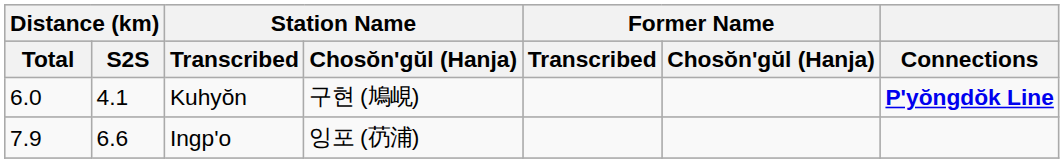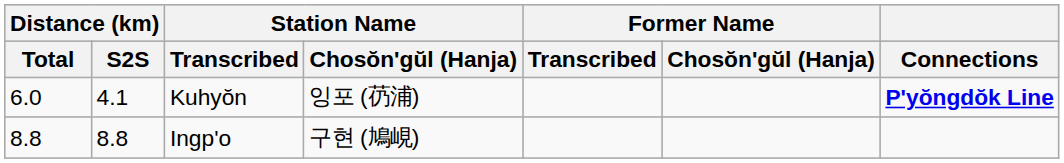(364, 97) 구현 (鳩峴) -> (364, 97) 잉포 (芿浦)
(26, 138) 7.9 -> (26, 138) 8.8
(112, 138) 6.6 -> (112, 138) 8.8
(364, 137) 잉포 (芿浦) -> (364, 137) 구현 (鳩峴)
